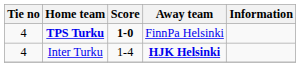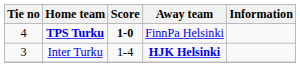(23, 52) 4 -> (23, 52) 3
